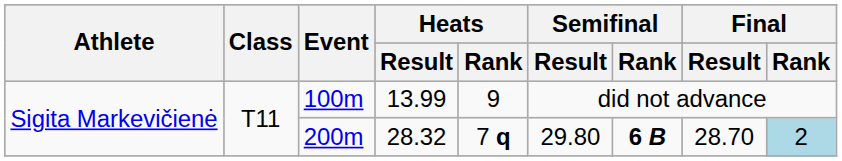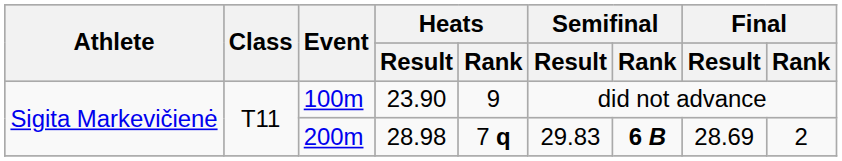(417, 100) 13.99 -> (417, 100) 23.90
(417, 137) 28.32 -> (417, 137) 28.98
(570, 137) 29.80 -> (570, 137) 29.83
(724, 137) 28.70 -> (724, 137) 28.69
(801, 137) lightblue background -> (801, 137) no background
